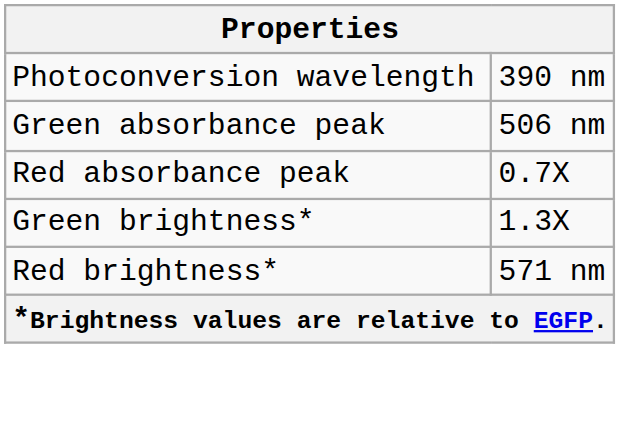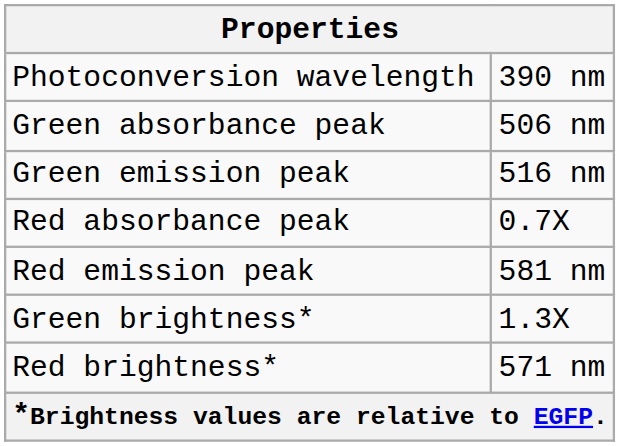+ row: (181, 174)
+ row: (163, 271)
